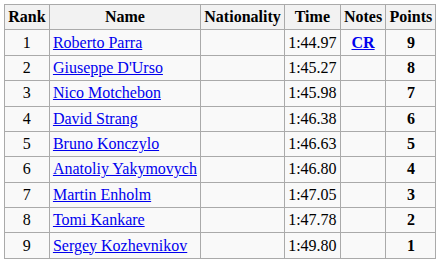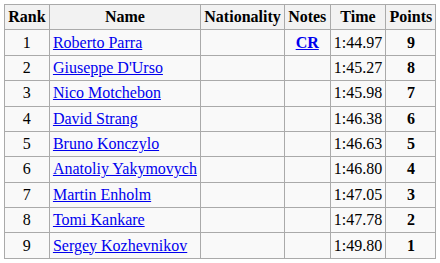columns swapped: (312, 17) <-> (363, 17)
